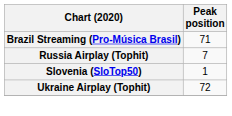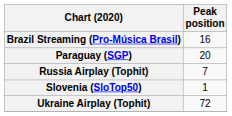(205, 39) 71 -> (205, 39) 16
+ row: (94, 55)
